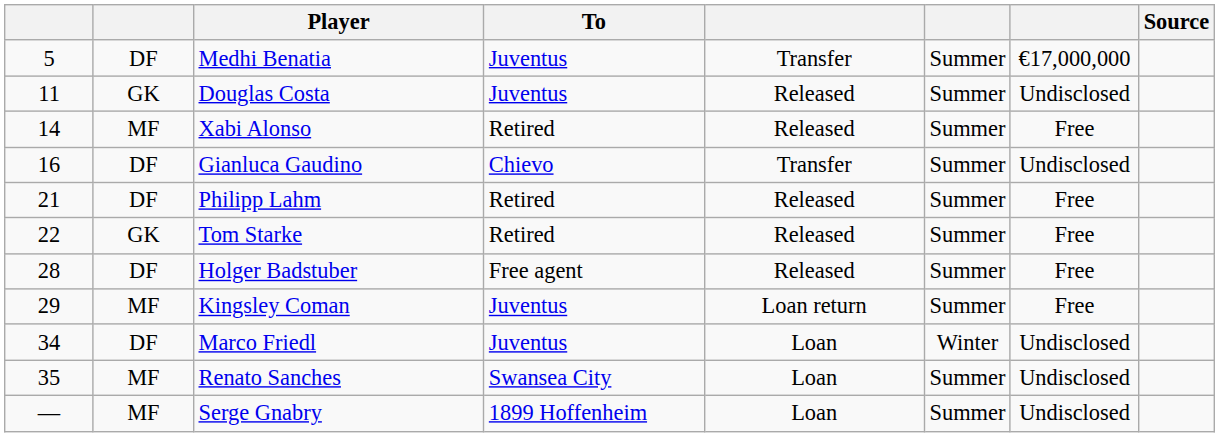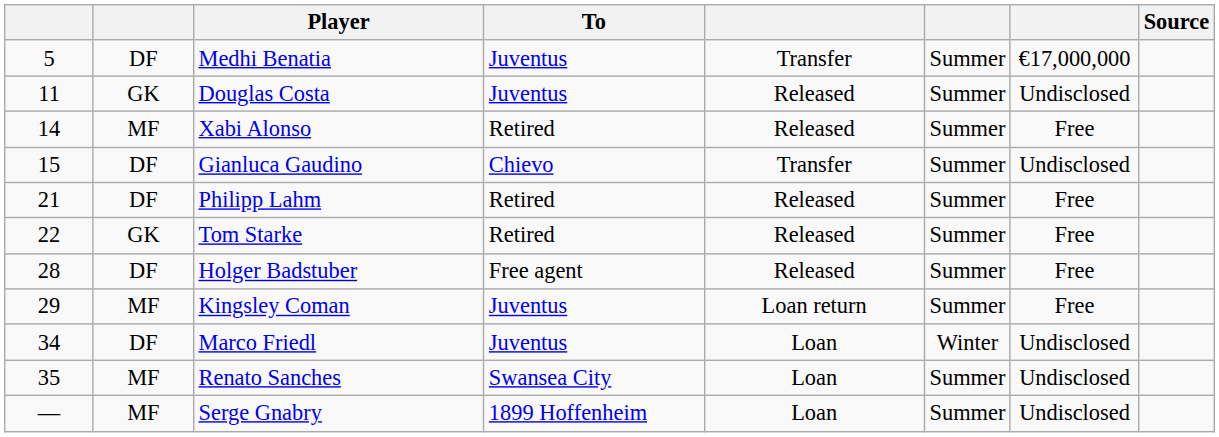(49, 164) 16 -> (49, 164) 15
